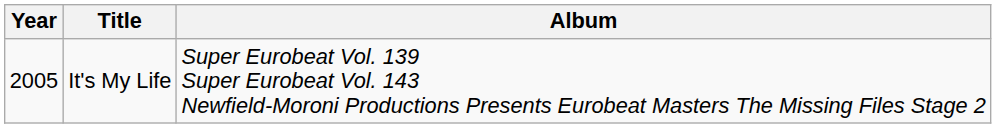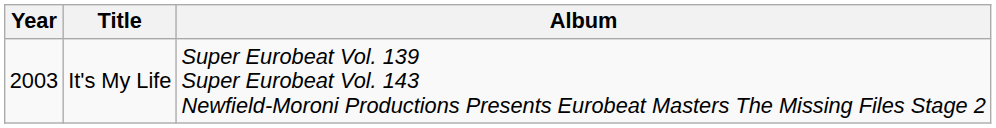(34, 80) 2005 -> (34, 80) 2003
